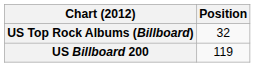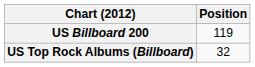rows swapped: (100, 52) <-> (100, 33)
